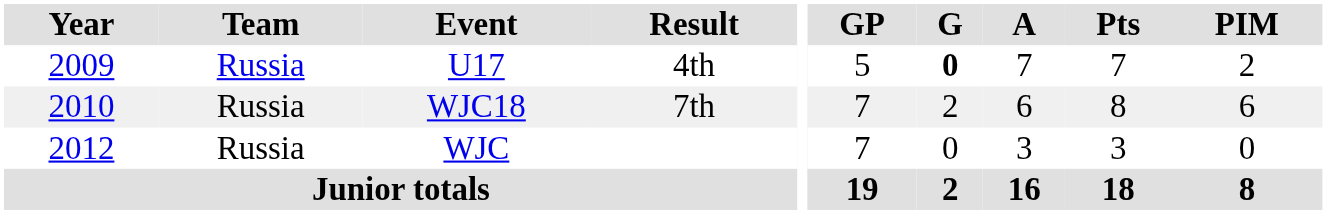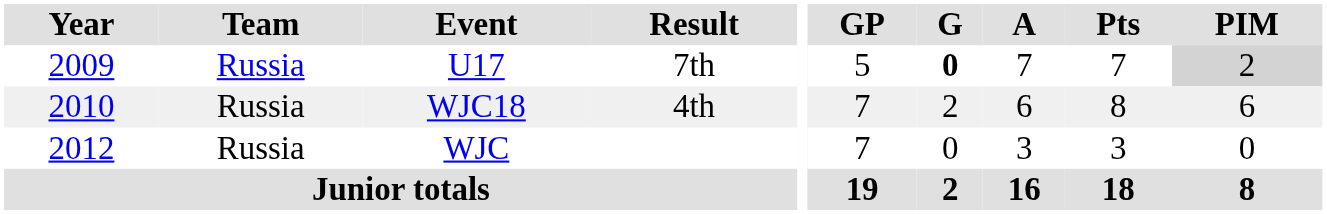(694, 65) 4th -> (694, 65) 7th
(1247, 65) no background -> (1247, 65) lightgrey background
(694, 106) 7th -> (694, 106) 4th
